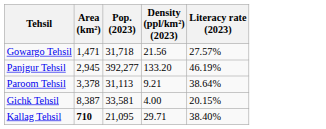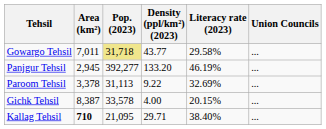+ column: (285, 24)
(88, 51) 1,471 -> (88, 51) 7,011
(120, 51) no background -> (120, 51) khaki background
(155, 51) 21.56 -> (155, 51) 43.77
(205, 51) 27.57% -> (205, 51) 29.58%
(152, 84) 9.21 -> (152, 84) 9.22
(205, 84) 38.64% -> (205, 84) 32.69%
(120, 100) 33,581 -> (120, 100) 33,578
